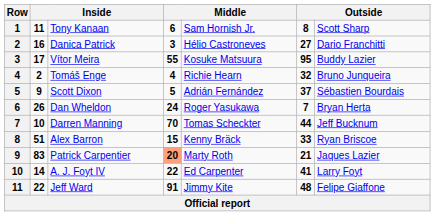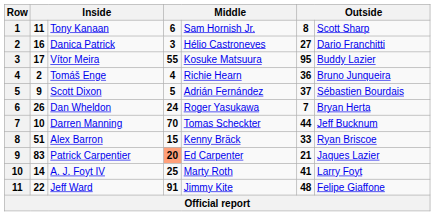(306, 76) 32 -> (306, 76) 36
(208, 155) Marty Roth -> (214, 155) Ed Carpenter
(172, 171) 22 -> (172, 171) 25
(214, 171) Ed Carpenter -> (208, 171) Marty Roth
